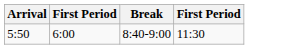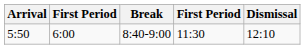+ column: (272, 14)
